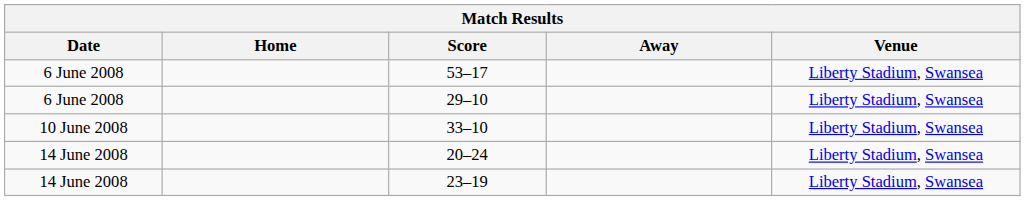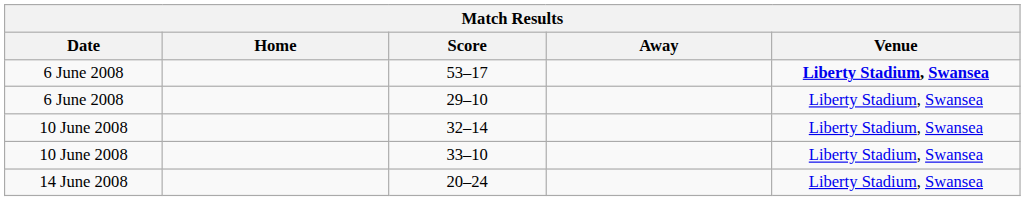(896, 73) normal -> (896, 73) bold
+ row: (467, 127)
- row: (467, 182)
